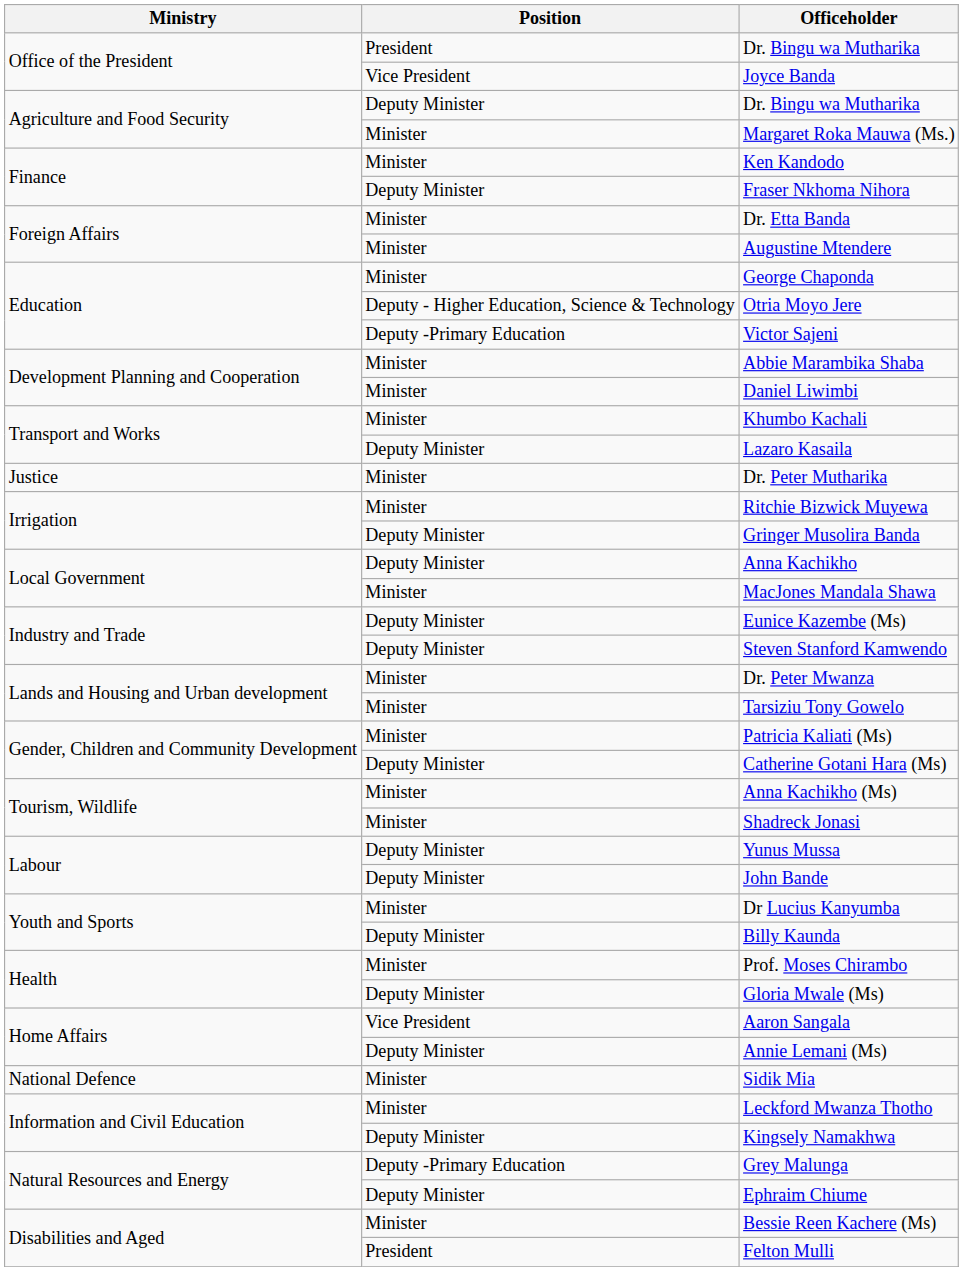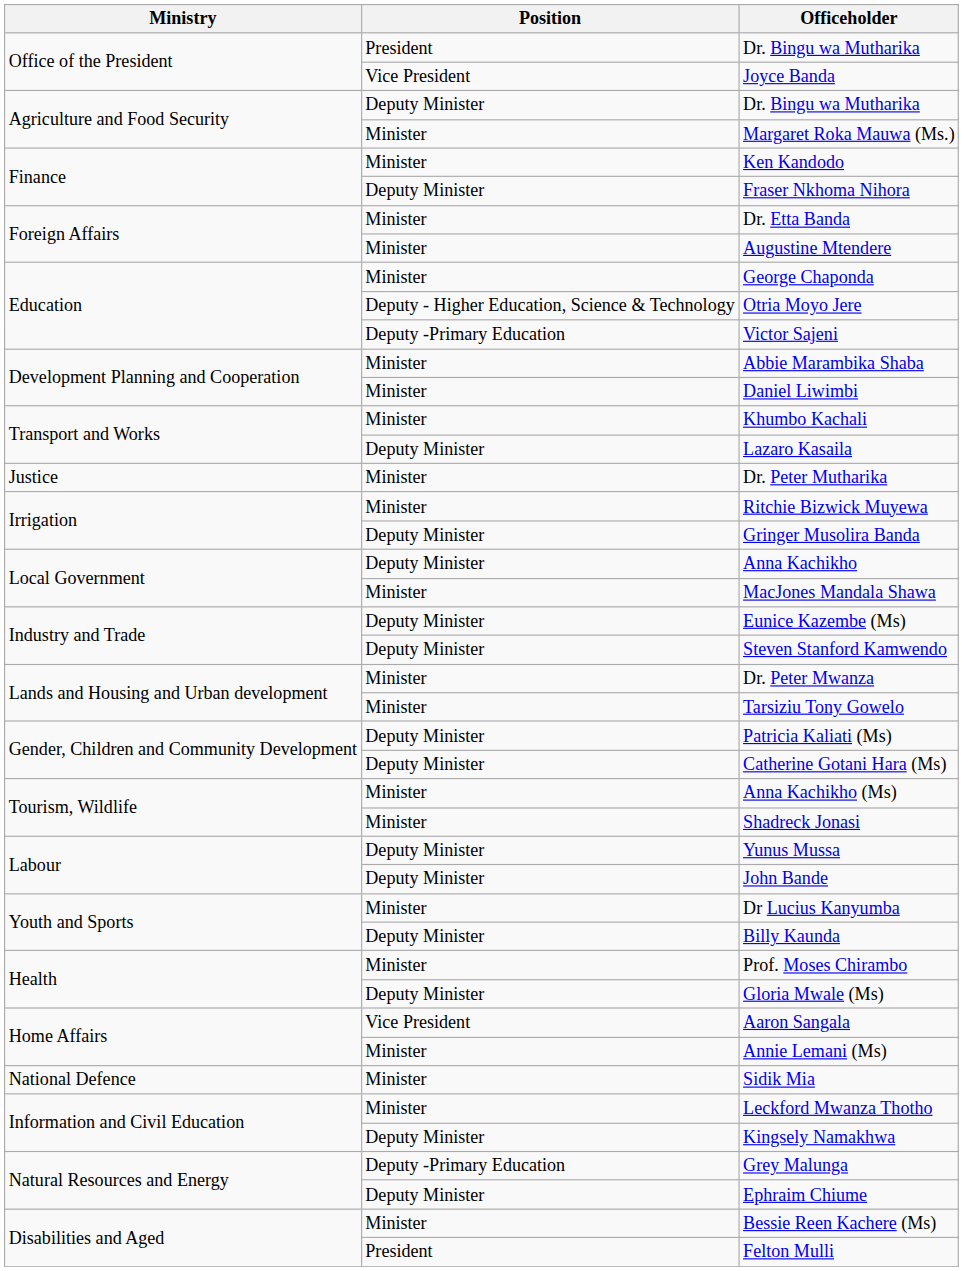(396, 735) Minister -> (425, 735) Deputy Minister
(425, 1051) Deputy Minister -> (396, 1051) Minister
